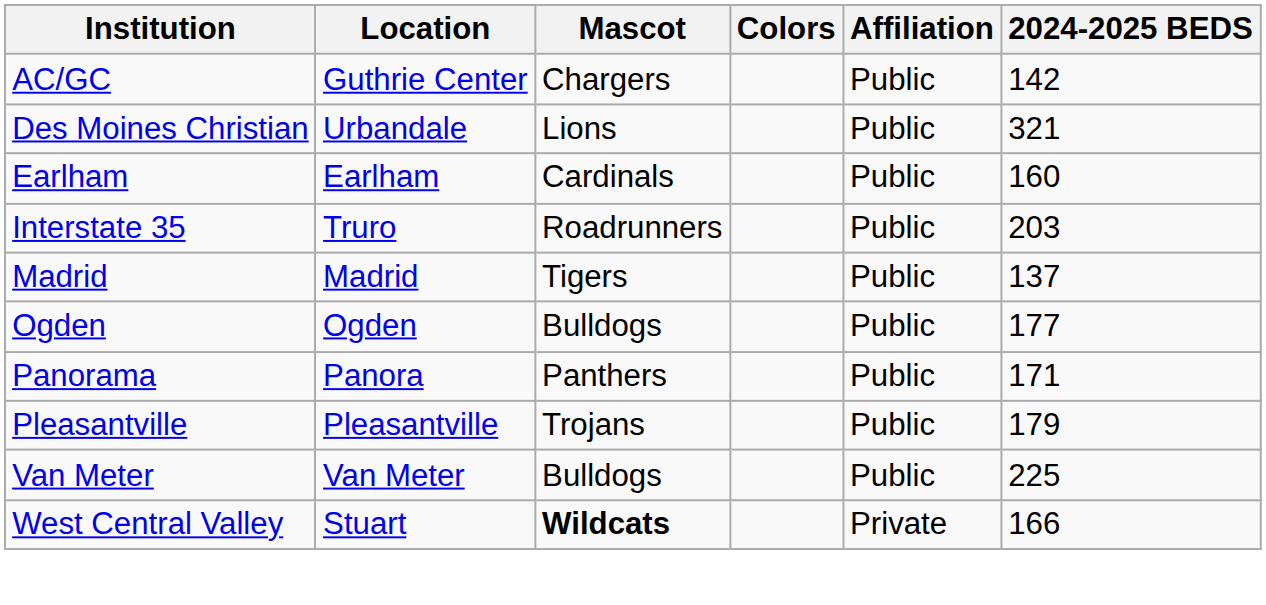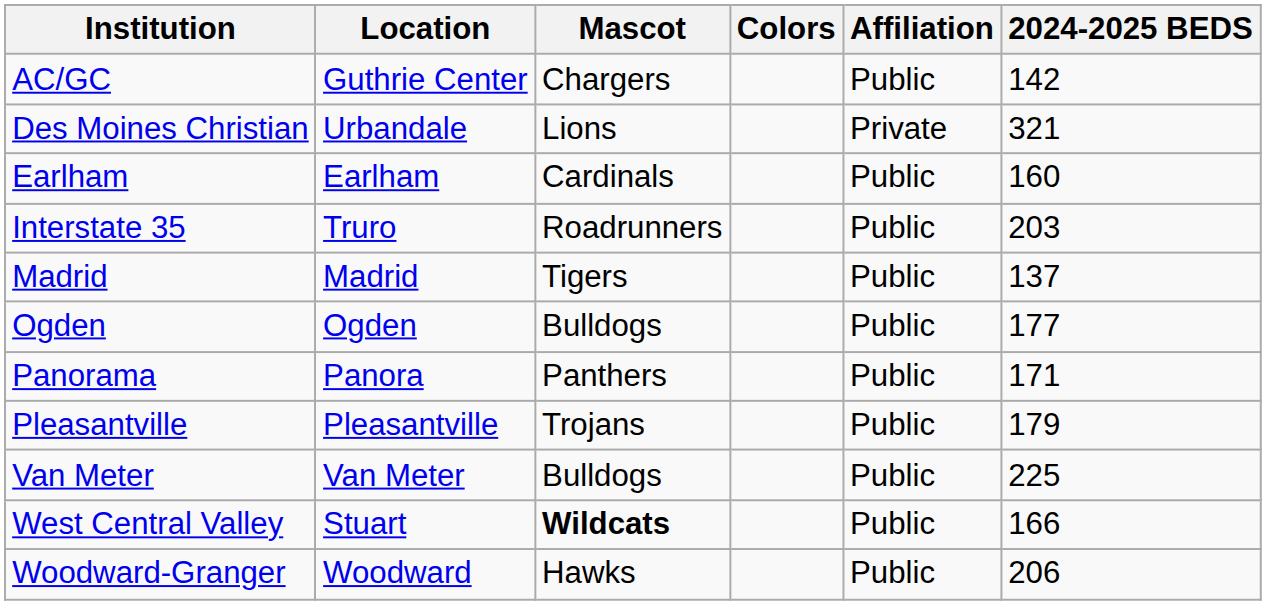(893, 128) Public -> (899, 128) Private
(899, 524) Private -> (893, 524) Public
+ row: (149, 573)
